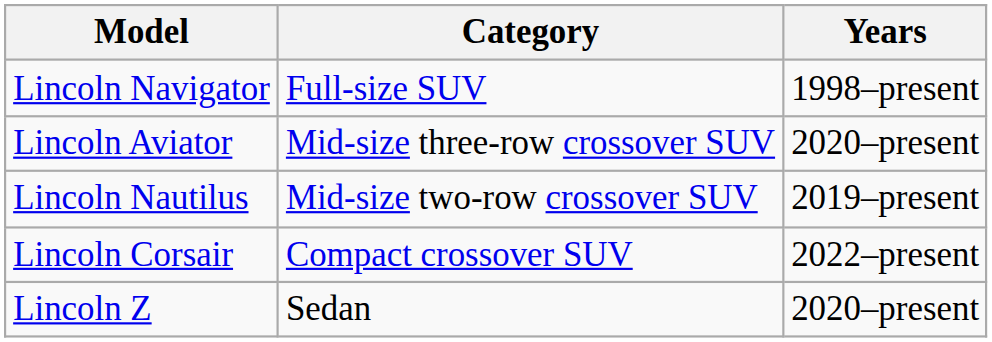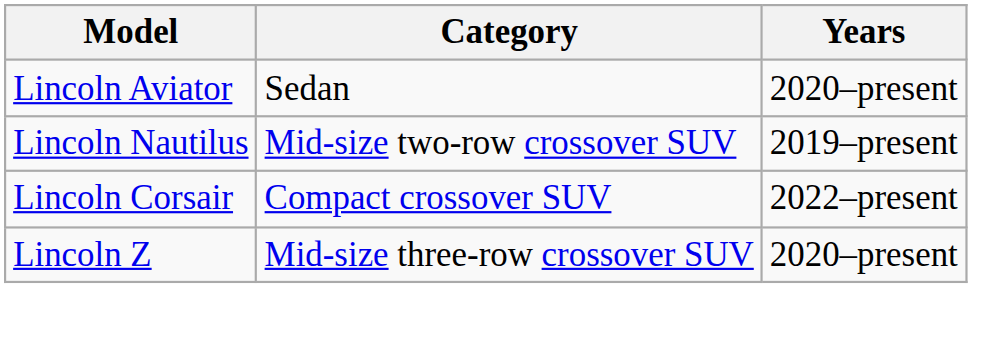- row: (141, 87)
(530, 142) Mid-size three-row crossover SUV -> (307, 87) Sedan
(329, 308) Sedan -> (509, 253) Mid-size three-row crossover SUV
